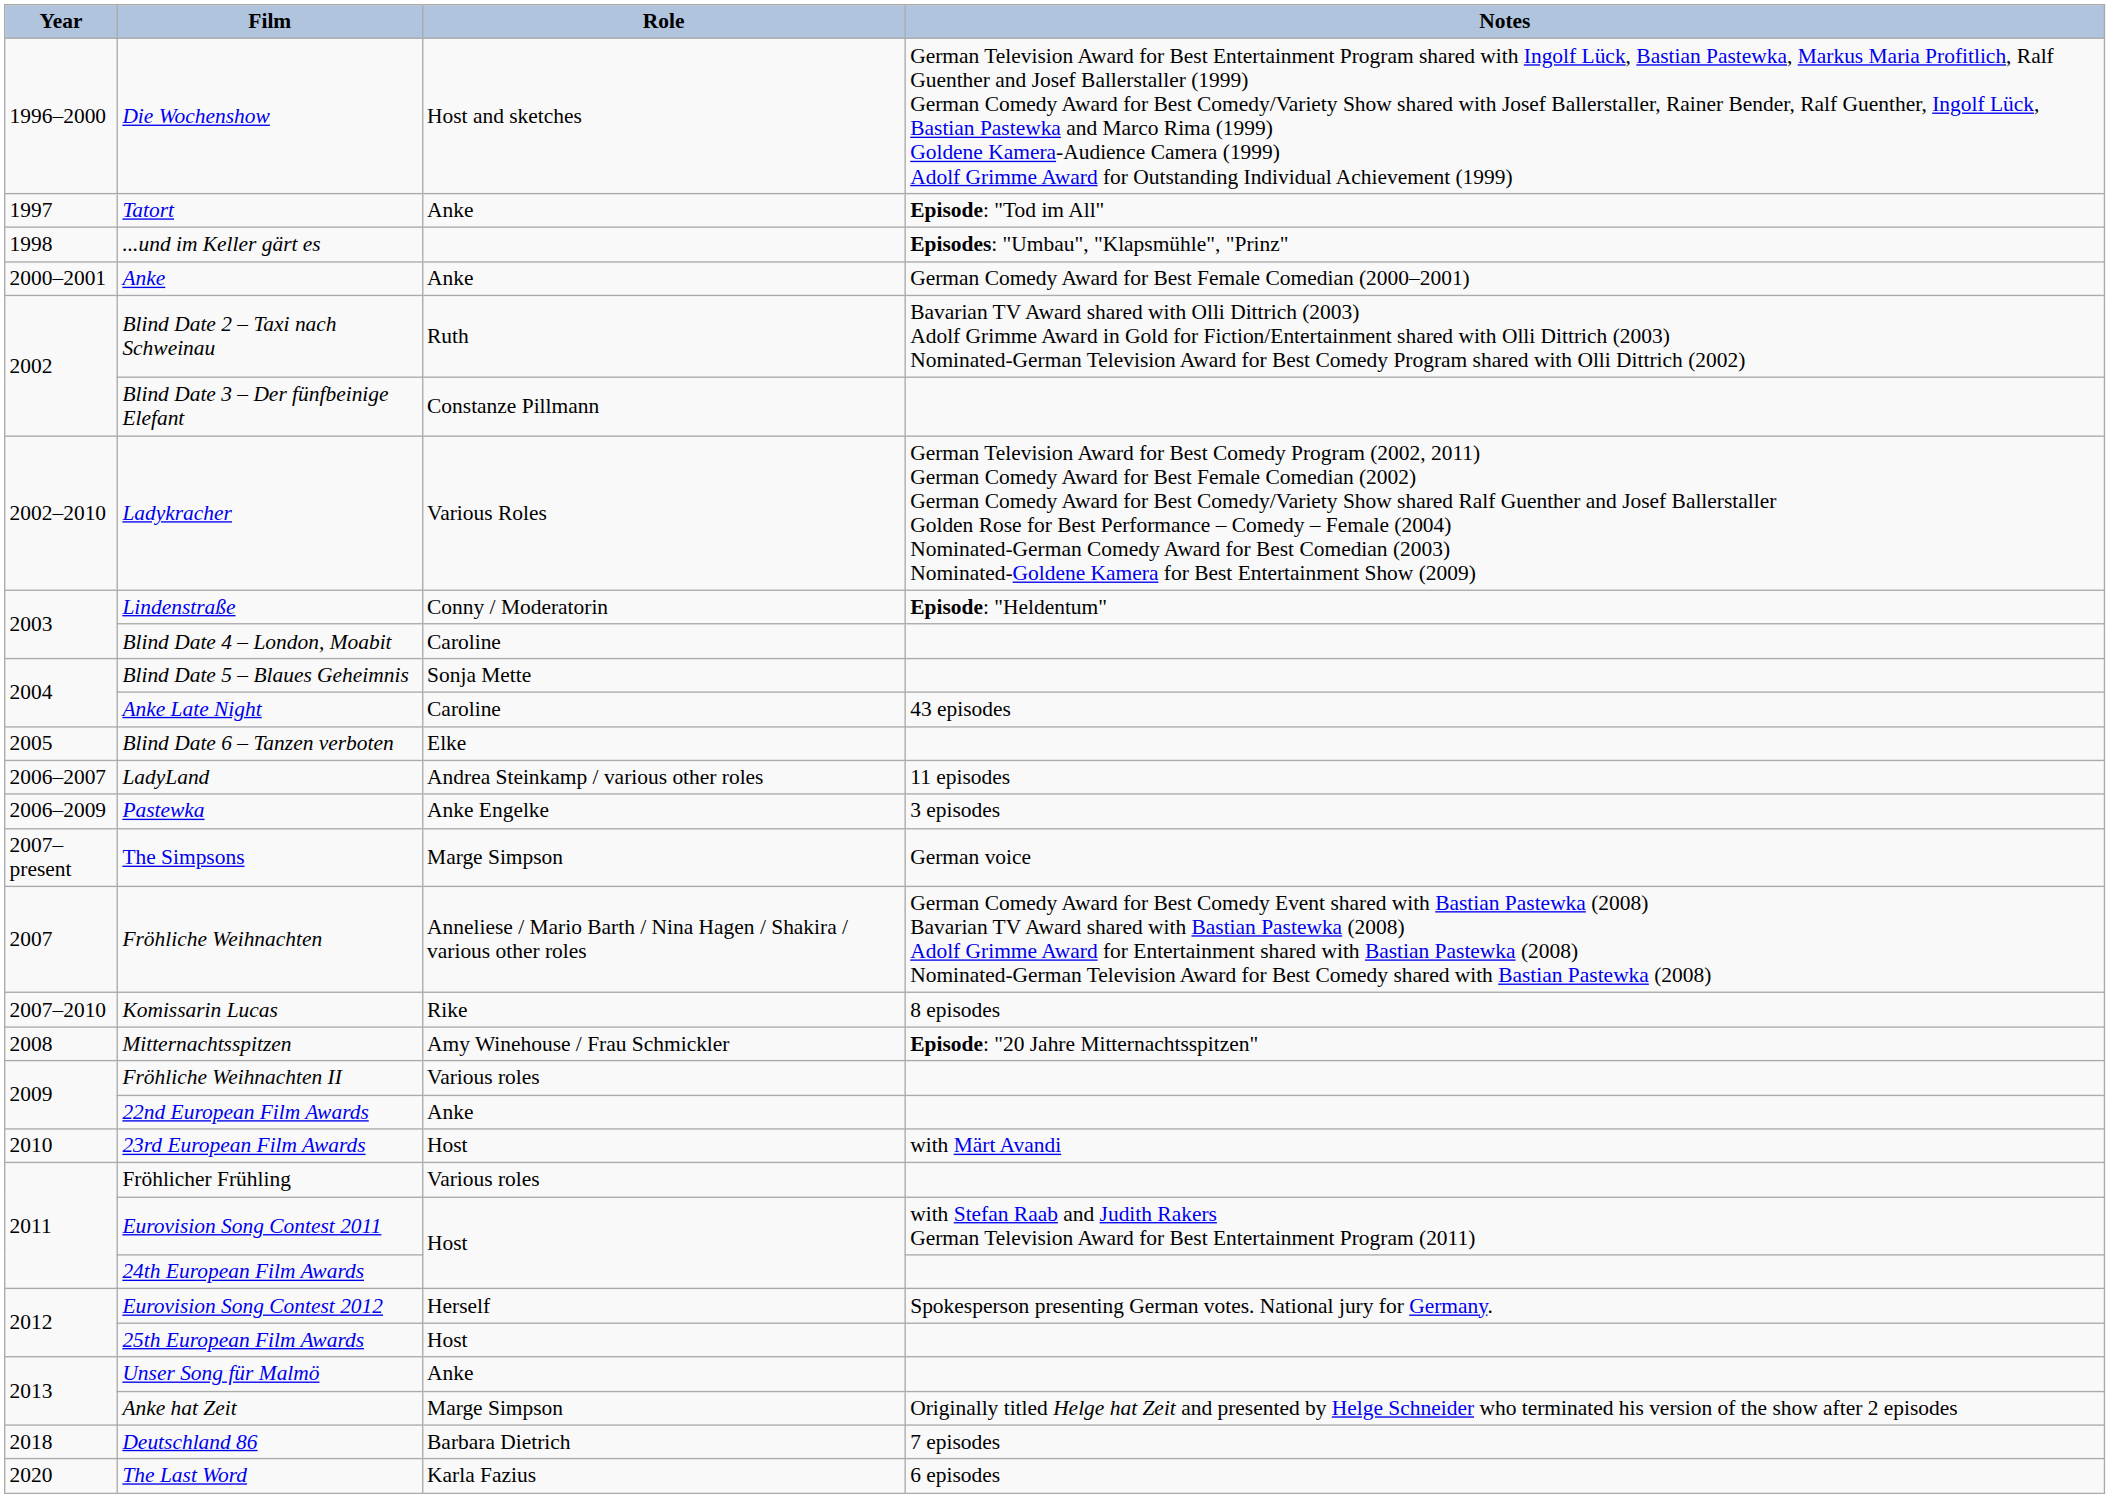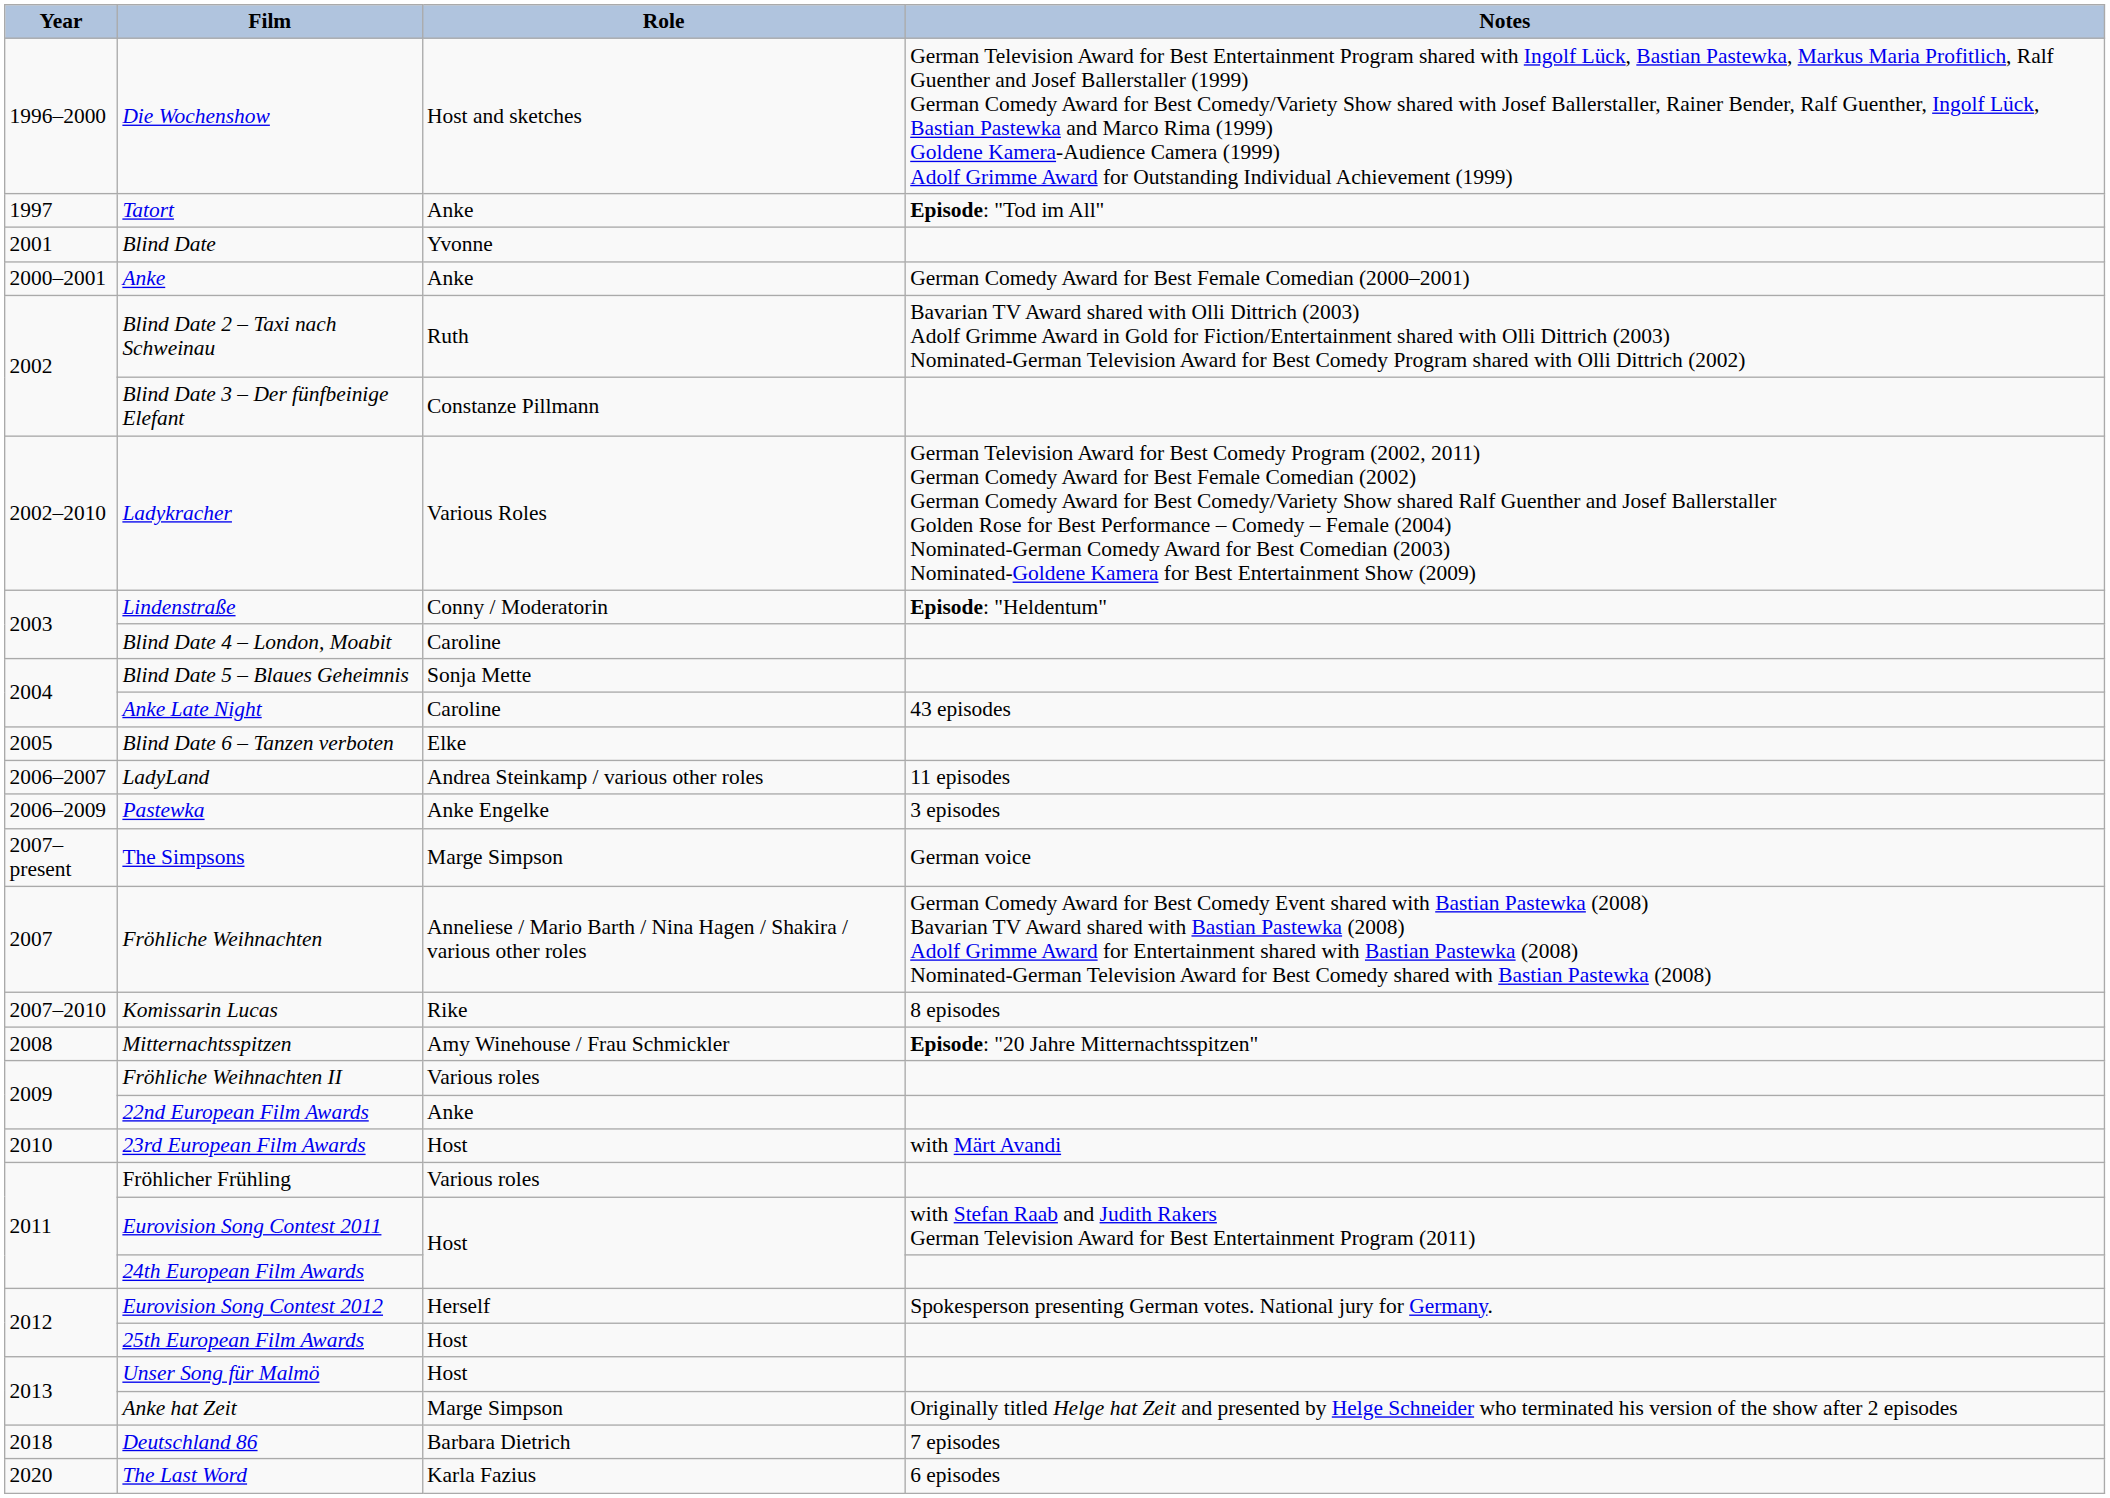- row: (222, 244)
+ row: (169, 244)
(450, 1373) Anke -> (447, 1373) Host
